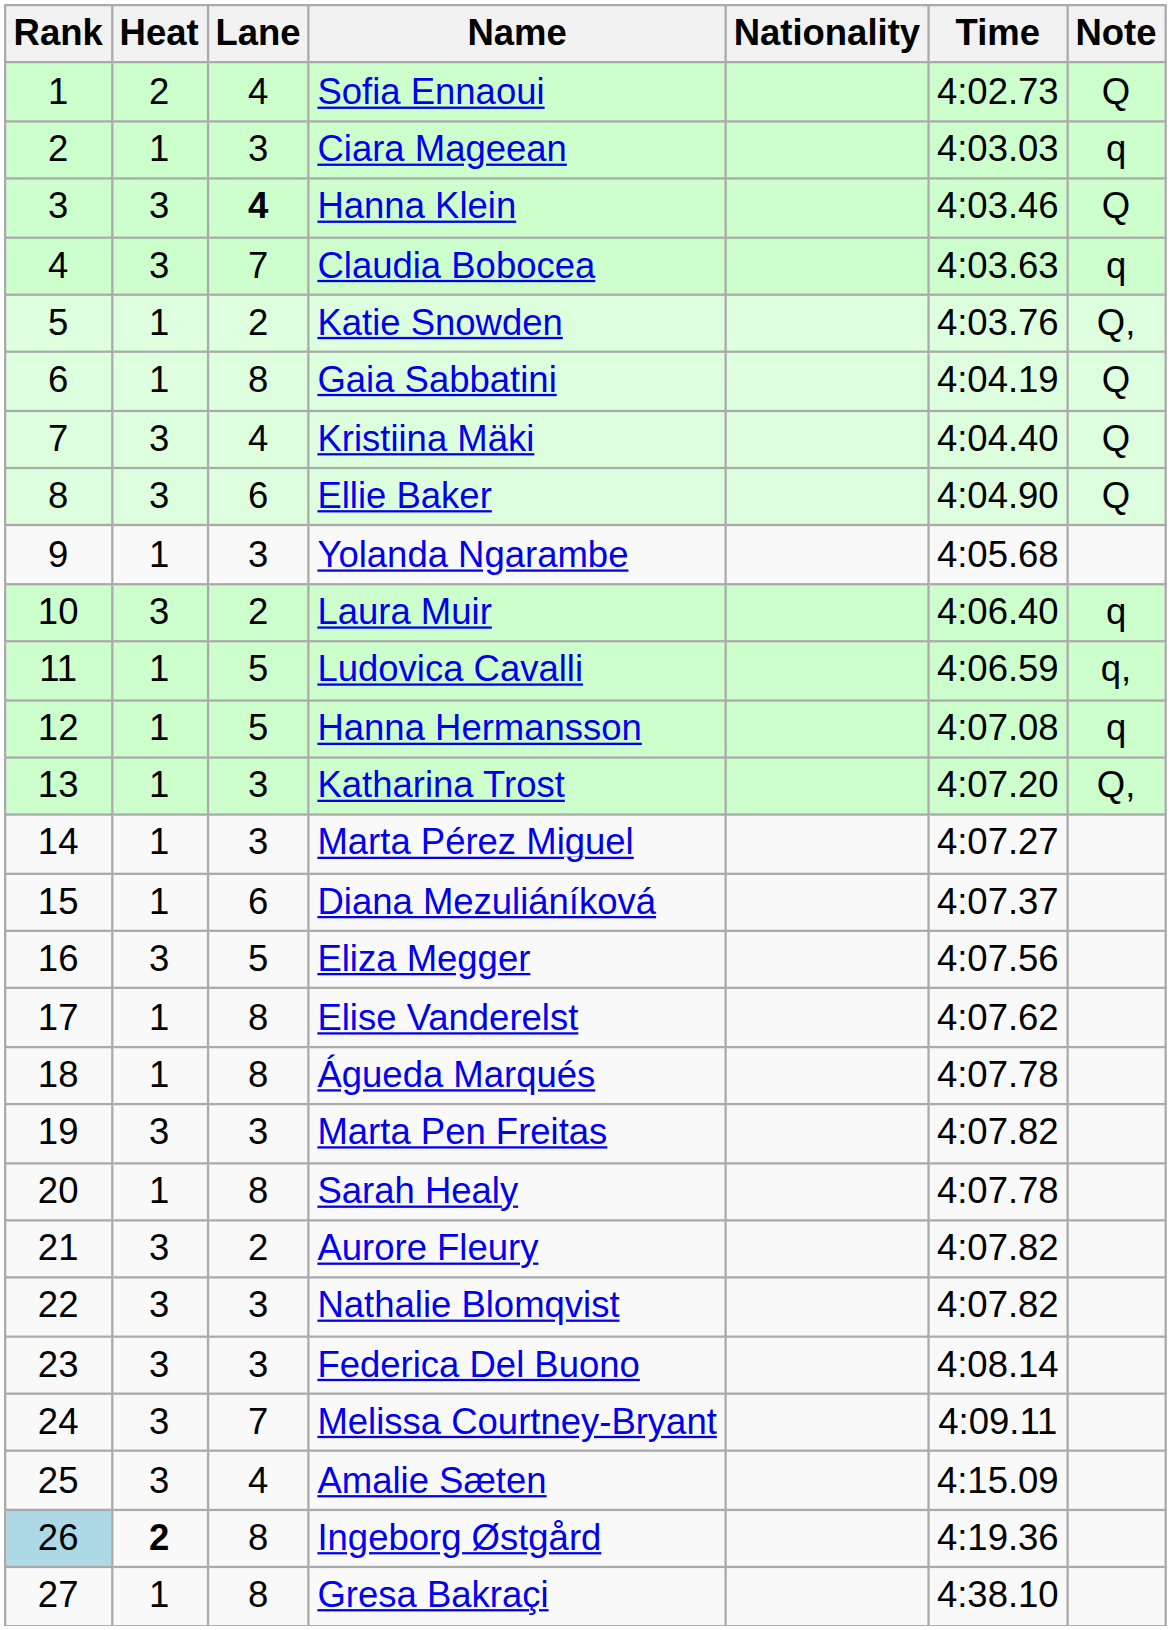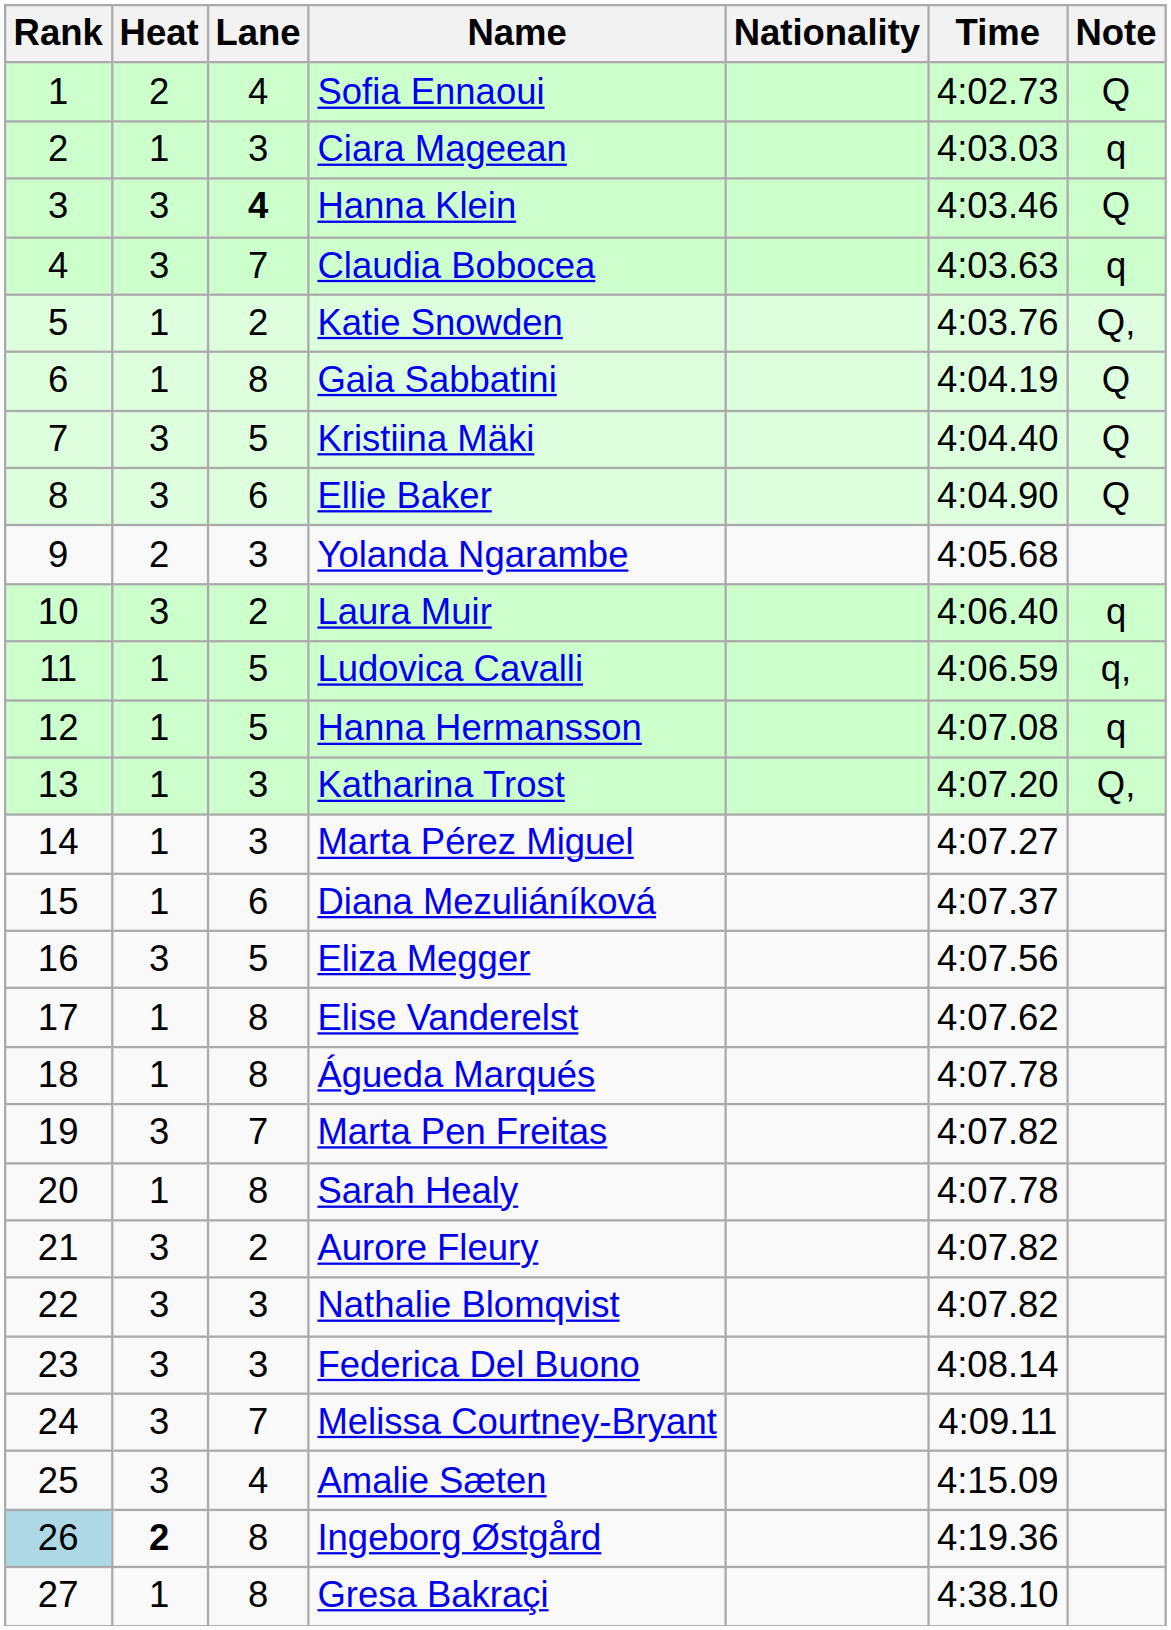(258, 438) 4 -> (258, 438) 5
(159, 554) 1 -> (159, 554) 2
(258, 1132) 3 -> (258, 1132) 7
